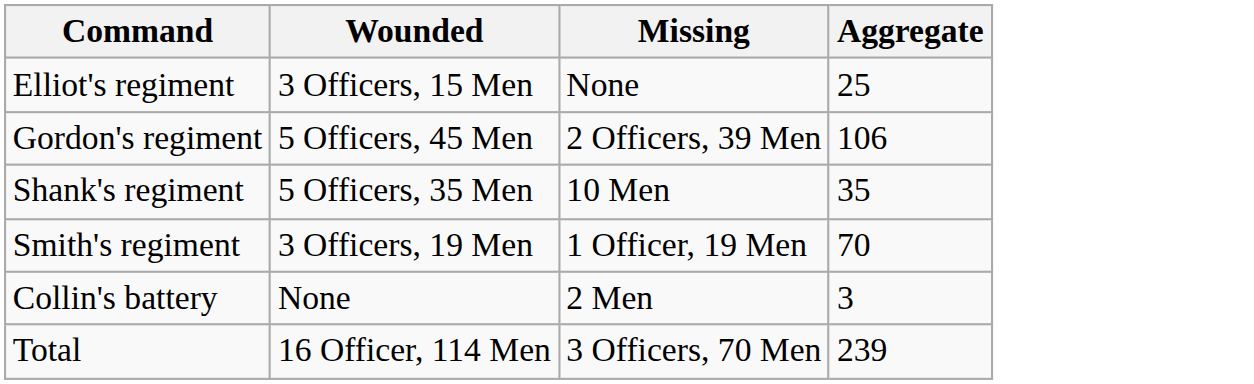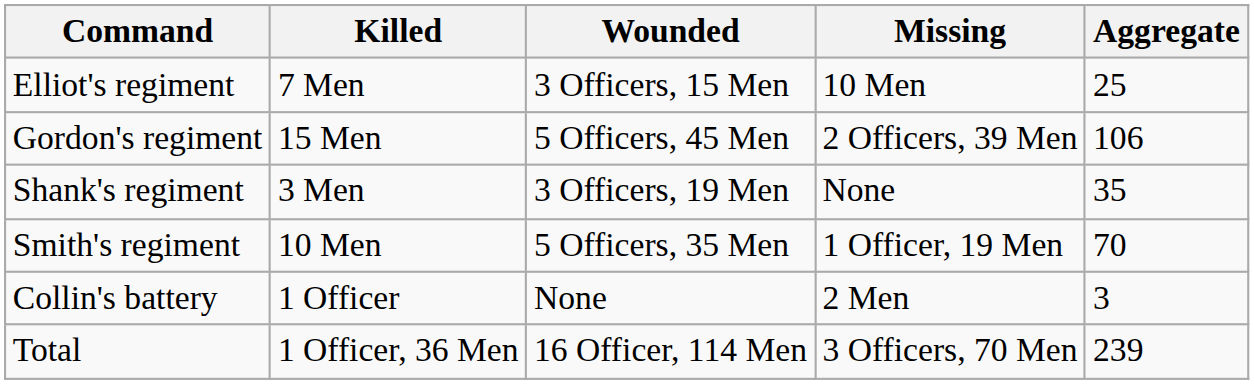+ column: (398, 31)
(603, 84) None -> (874, 84) 10 Men
(405, 191) 5 Officers, 35 Men -> (662, 191) 3 Officers, 19 Men
(618, 191) 10 Men -> (859, 191) None
(405, 244) 3 Officers, 19 Men -> (662, 244) 5 Officers, 35 Men
